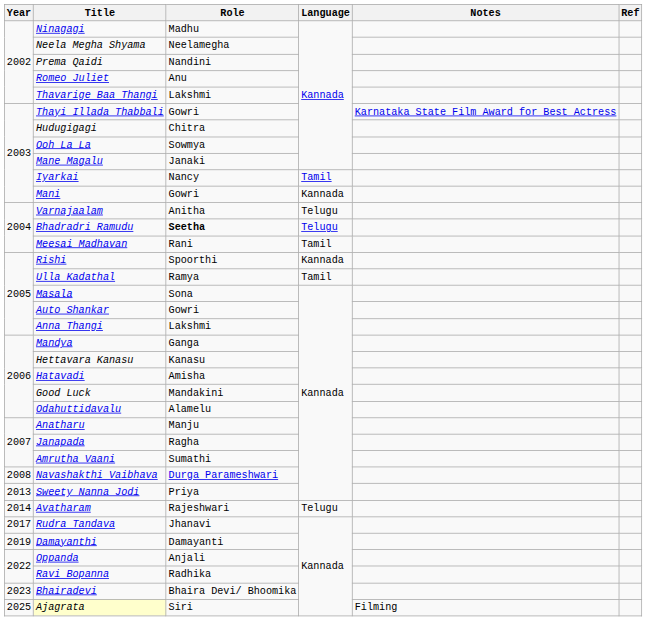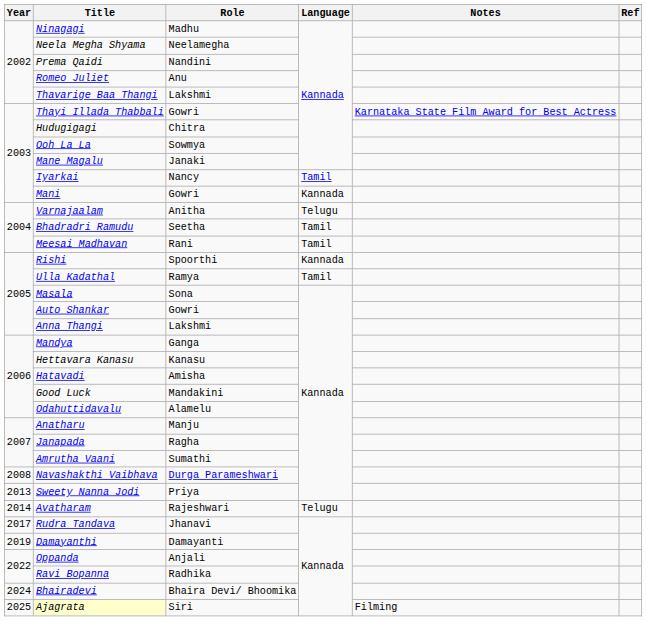(187, 227) bold -> (187, 227) normal
(319, 227) Telugu -> (316, 227) Tamil
(19, 591) 2023 -> (19, 591) 2024
